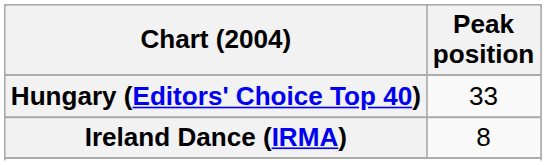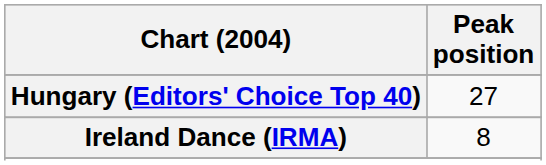(484, 95) 33 -> (484, 95) 27
